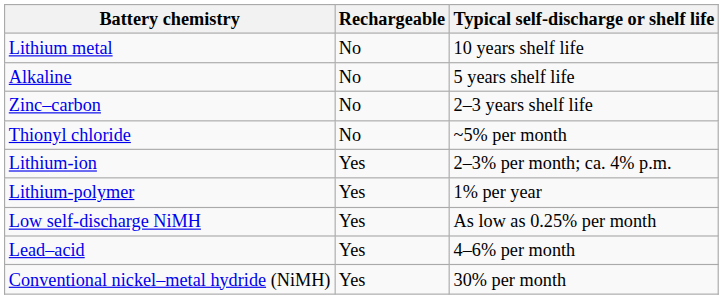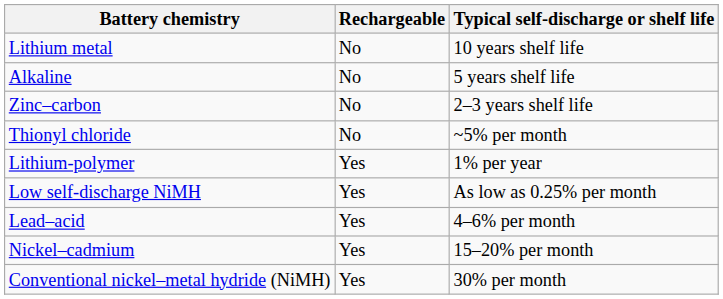- row: (53, 163)
+ row: (72, 250)
